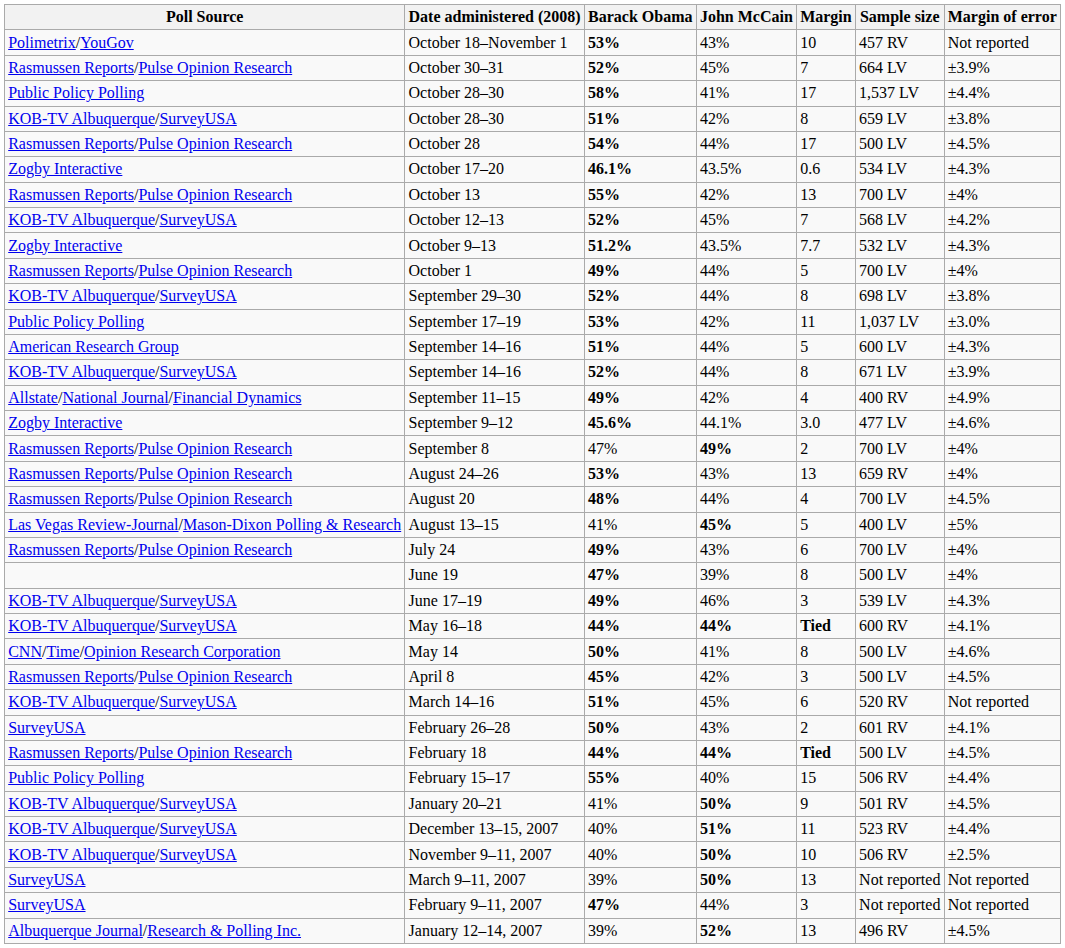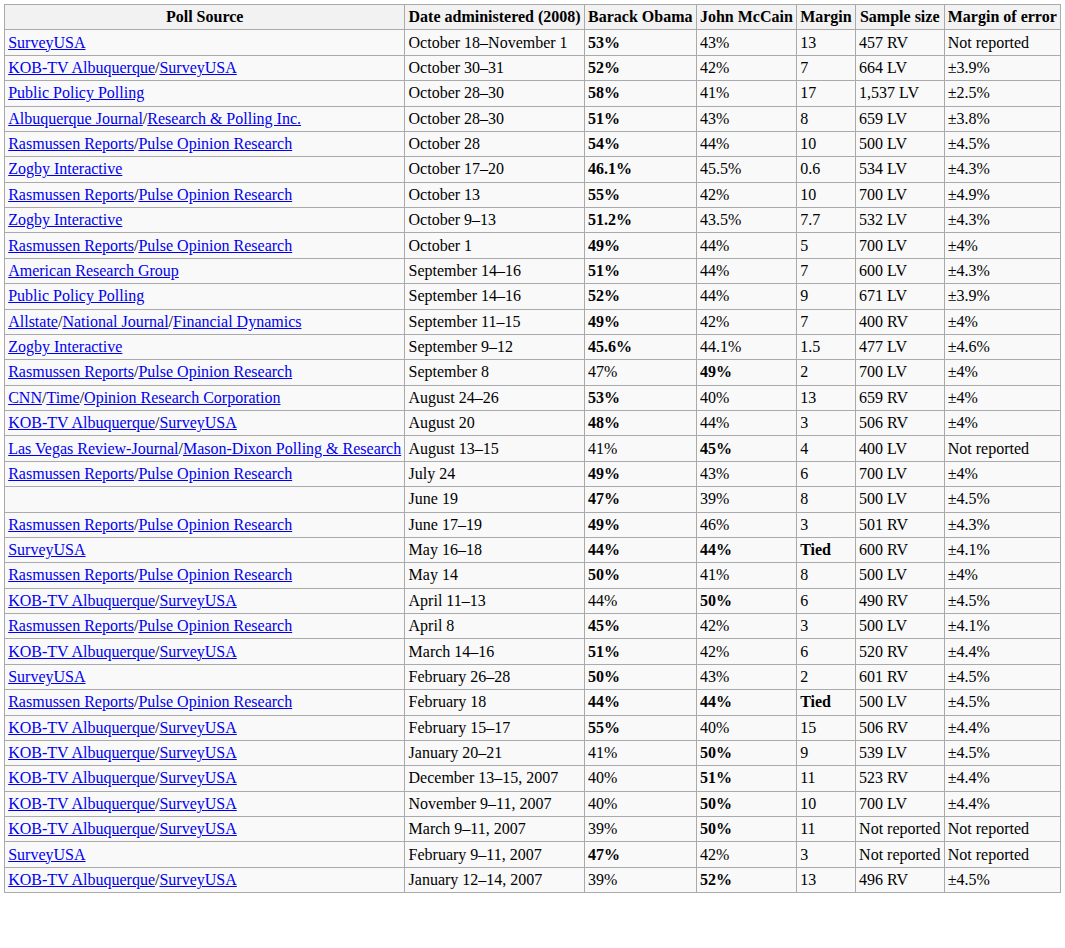(71, 42) Polimetrix/YouGov -> (47, 42) SurveyUSA
(808, 42) 10 -> (808, 42) 13
(150, 67) Rasmussen Reports/Pulse Opinion Research -> (122, 67) KOB-TV Albuquerque/SurveyUSA
(715, 67) 45% -> (715, 67) 42%
(969, 93) ±4.4% -> (969, 93) ±2.5%
(122, 118) KOB-TV Albuquerque/SurveyUSA -> (155, 118) Albuquerque Journal/Research & Polling Inc.
(715, 118) 42% -> (715, 118) 43%
(808, 144) 17 -> (808, 144) 10
(721, 169) 43.5% -> (721, 169) 45.5%
(808, 194) 13 -> (808, 194) 10
(963, 194) ±4% -> (969, 194) ±4.9%
- row: (456, 220)
- row: (465, 296)
- row: (465, 321)
(804, 347) 5 -> (804, 270) 7
(122, 372) KOB-TV Albuquerque/SurveyUSA -> (76, 296) Public Policy Polling
(804, 372) 8 -> (804, 296) 9
(804, 397) 4 -> (804, 321) 7
(969, 397) ±4.9% -> (963, 321) ±4%
(810, 423) 3.0 -> (810, 347) 1.5
(150, 473) Rasmussen Reports/Pulse Opinion Research -> (144, 397) CNN/Time/Opinion Research Corporation
(715, 473) 43% -> (715, 397) 40%
(150, 499) Rasmussen Reports/Pulse Opinion Research -> (122, 423) KOB-TV Albuquerque/SurveyUSA
(804, 499) 4 -> (804, 423) 3
(883, 499) 700 LV -> (884, 423) 506 RV
(969, 499) ±4.5% -> (963, 423) ±4%
(804, 524) 5 -> (804, 448) 4
(963, 524) ±5% -> (988, 448) Not reported
(963, 575) ±4% -> (969, 499) ±4.5%
(122, 600) KOB-TV Albuquerque/SurveyUSA -> (150, 524) Rasmussen Reports/Pulse Opinion Research
(883, 600) 539 LV -> (884, 524) 501 RV
(122, 626) KOB-TV Albuquerque/SurveyUSA -> (47, 550) SurveyUSA
(144, 651) CNN/Time/Opinion Research Corporation -> (150, 575) Rasmussen Reports/Pulse Opinion Research
(969, 651) ±4.6% -> (963, 575) ±4%
+ row: (447, 600)
(969, 676) ±4.5% -> (969, 626) ±4.1%
(715, 702) 45% -> (715, 651) 42%
(988, 702) Not reported -> (969, 651) ±4.4%
(969, 727) ±4.1% -> (969, 676) ±4.5%
(76, 778) Public Policy Polling -> (122, 727) KOB-TV Albuquerque/SurveyUSA
(884, 803) 501 RV -> (883, 753) 539 LV
(884, 854) 506 RV -> (883, 803) 700 LV
(969, 854) ±2.5% -> (969, 803) ±4.4%
(47, 879) SurveyUSA -> (122, 829) KOB-TV Albuquerque/SurveyUSA
(808, 879) 13 -> (808, 829) 11
(715, 905) 44% -> (715, 854) 42%
(155, 930) Albuquerque Journal/Research & Polling Inc. -> (122, 879) KOB-TV Albuquerque/SurveyUSA
